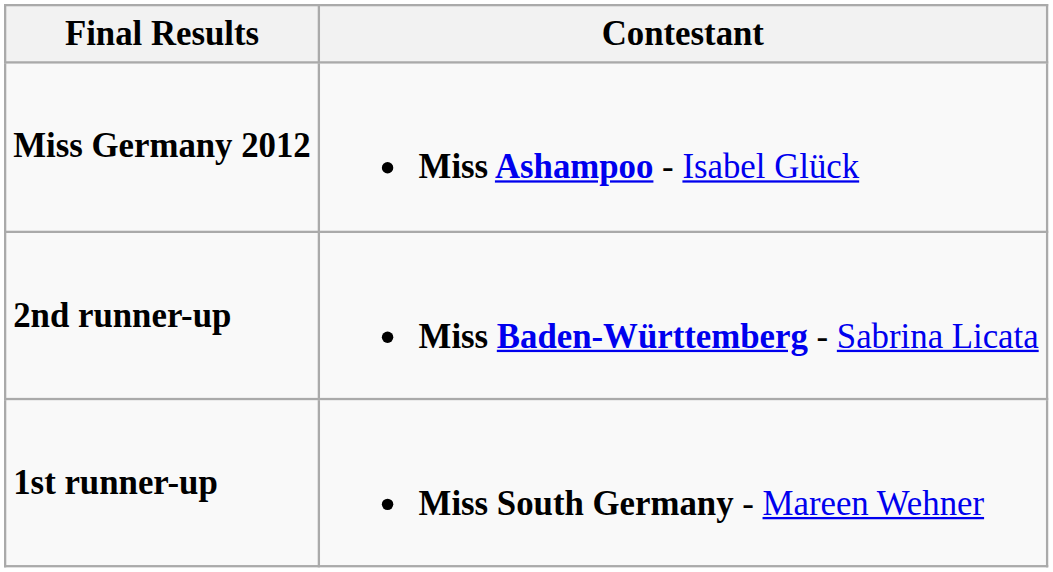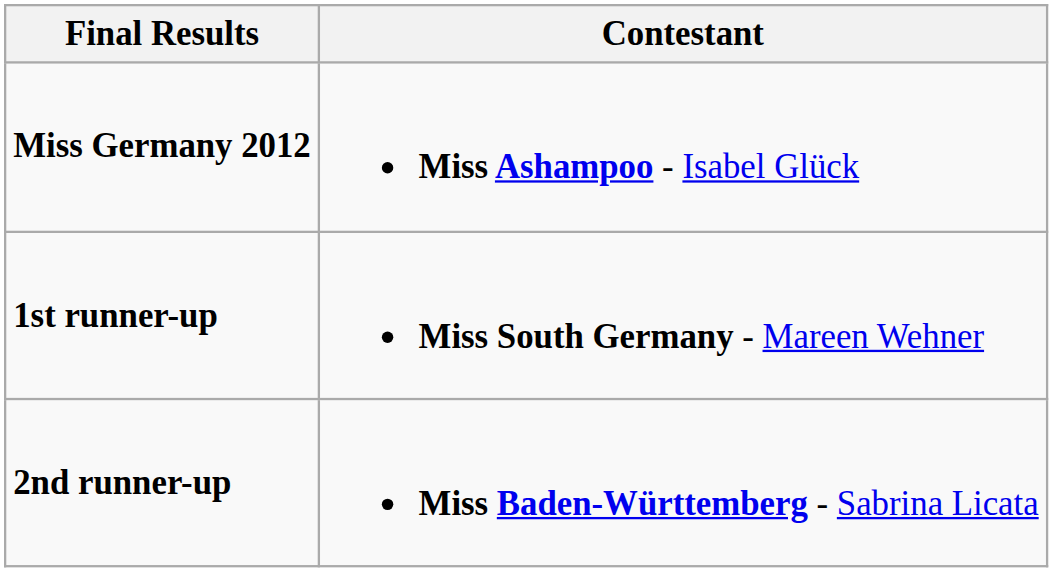rows swapped: (115, 482) <-> (122, 314)
